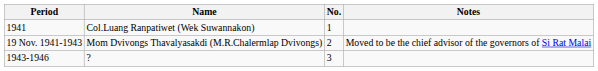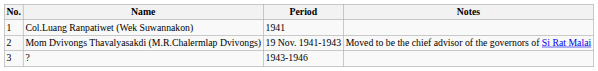columns swapped: (334, 12) <-> (44, 12)
